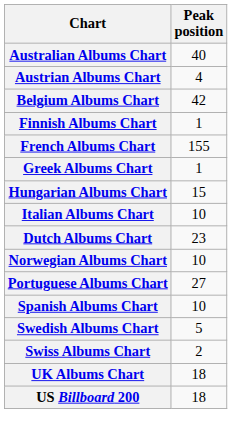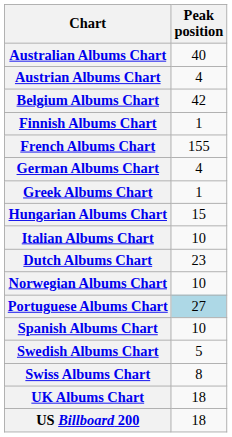+ row: (88, 169)
(199, 283) no background -> (199, 306) lightblue background
(199, 351) 2 -> (199, 374) 8
